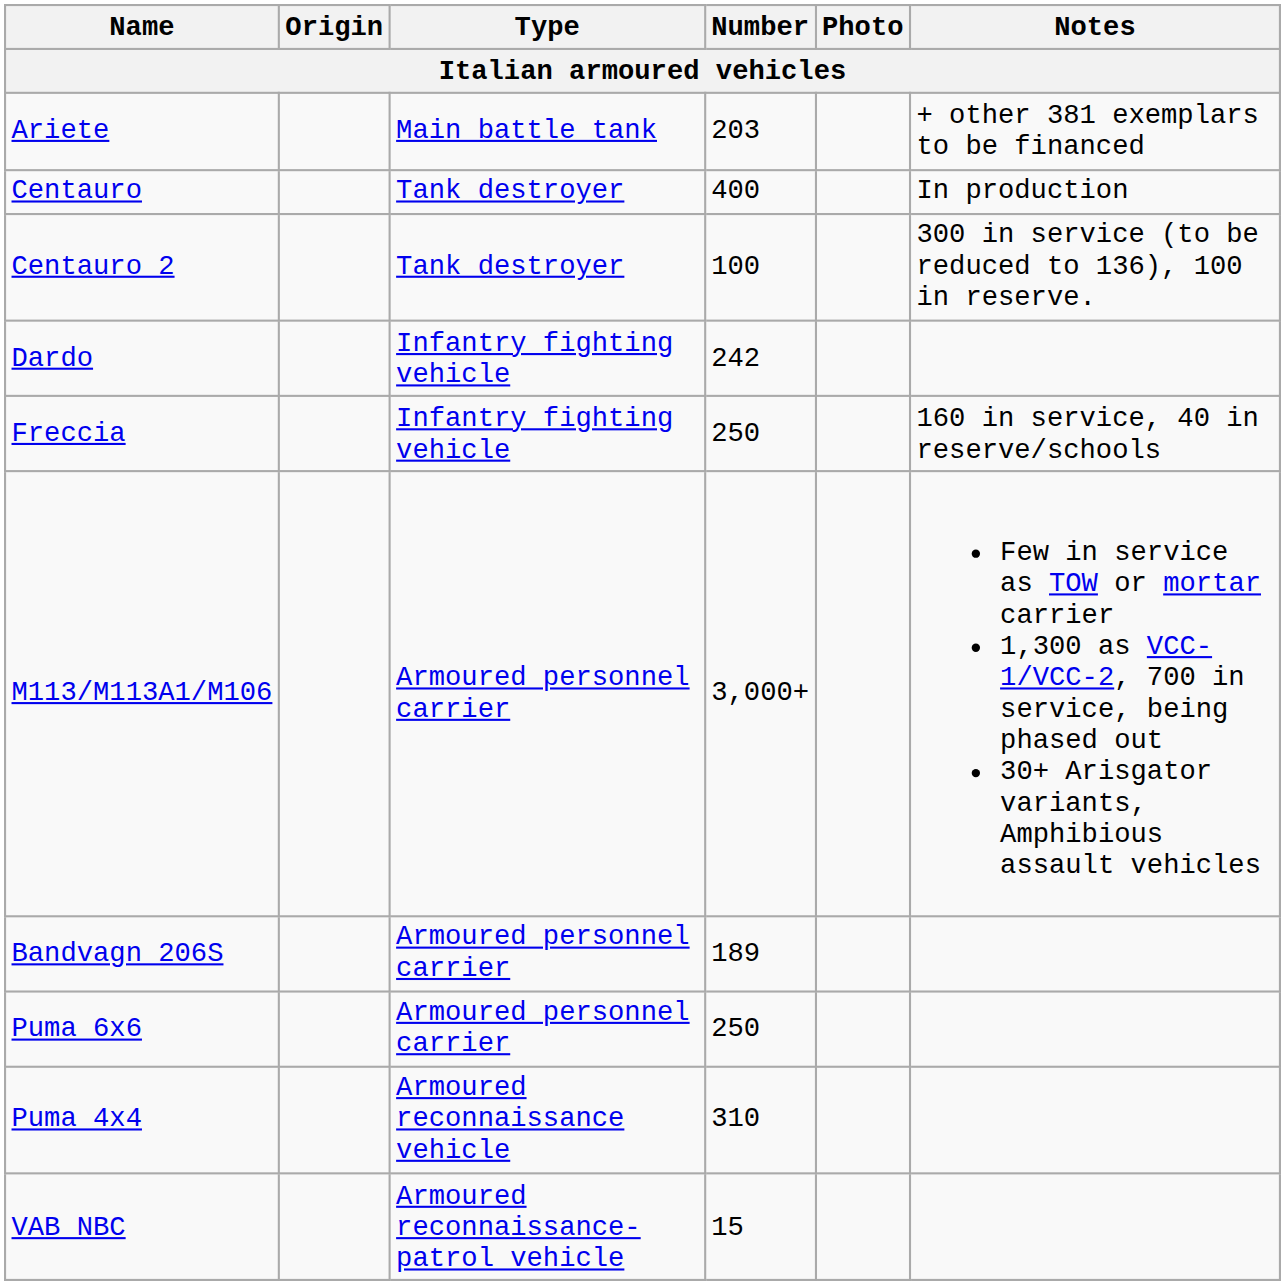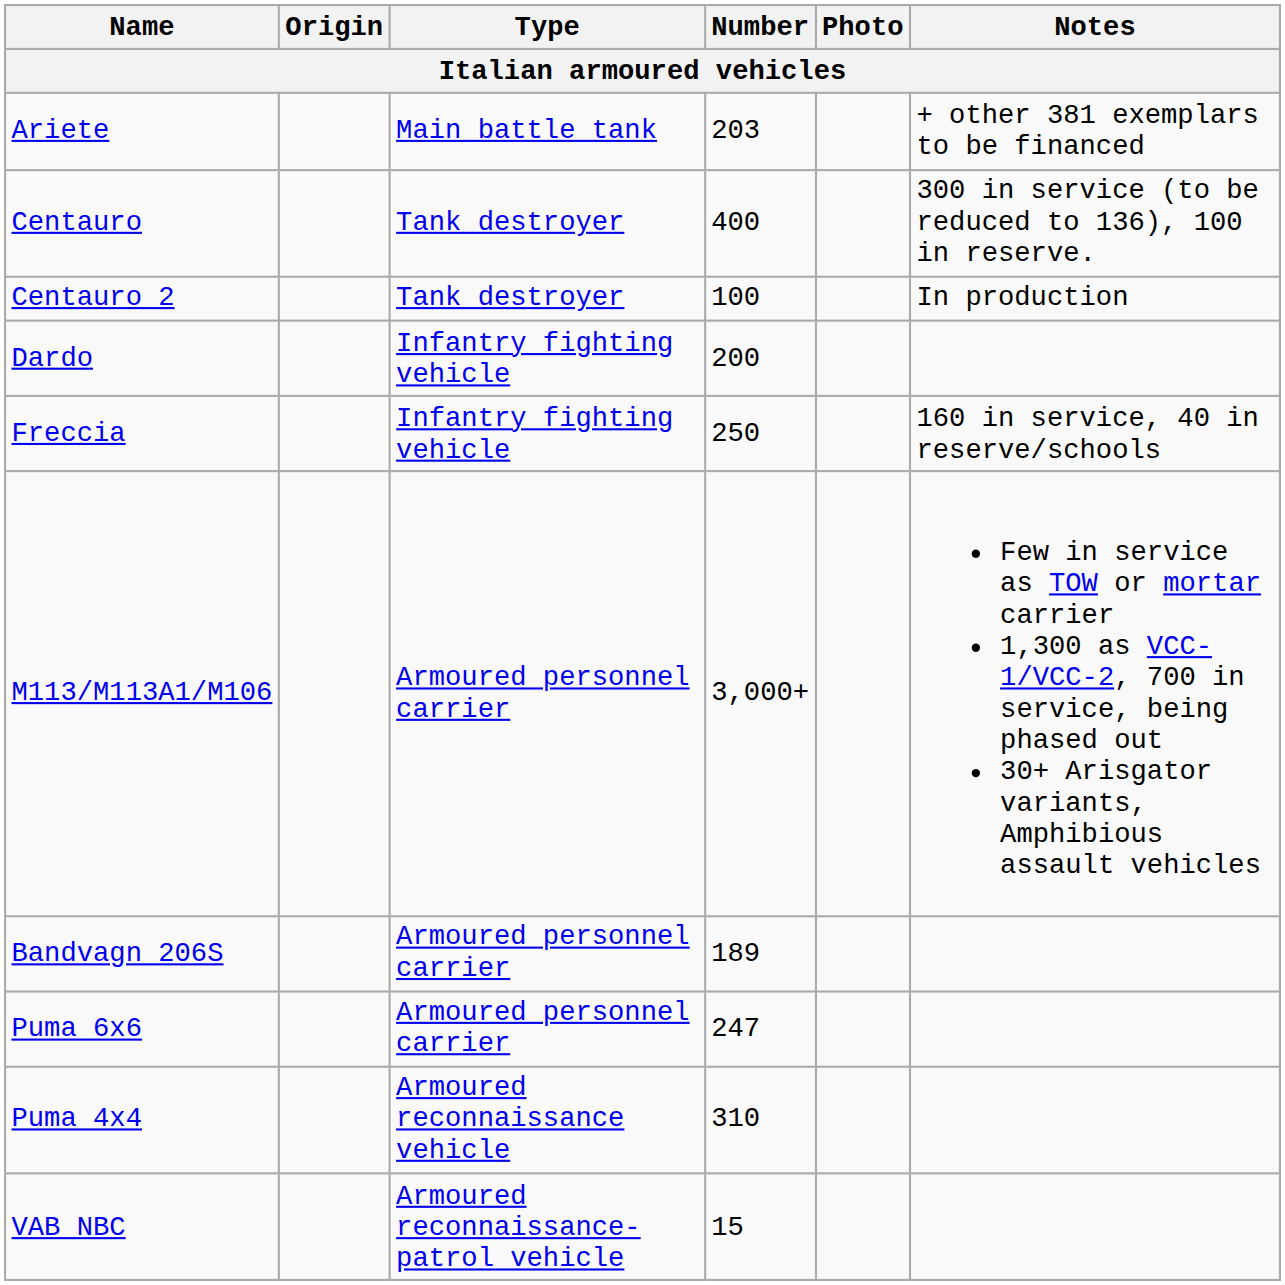(1022, 191) In production -> (1088, 223) 300 in service (to be reduced to 136), 100 in reserve.
(1088, 267) 300 in service (to be reduced to 136), 100 in reserve. -> (1022, 298) In production
(736, 358) 242 -> (736, 358) 200
(736, 1029) 250 -> (736, 1029) 247
